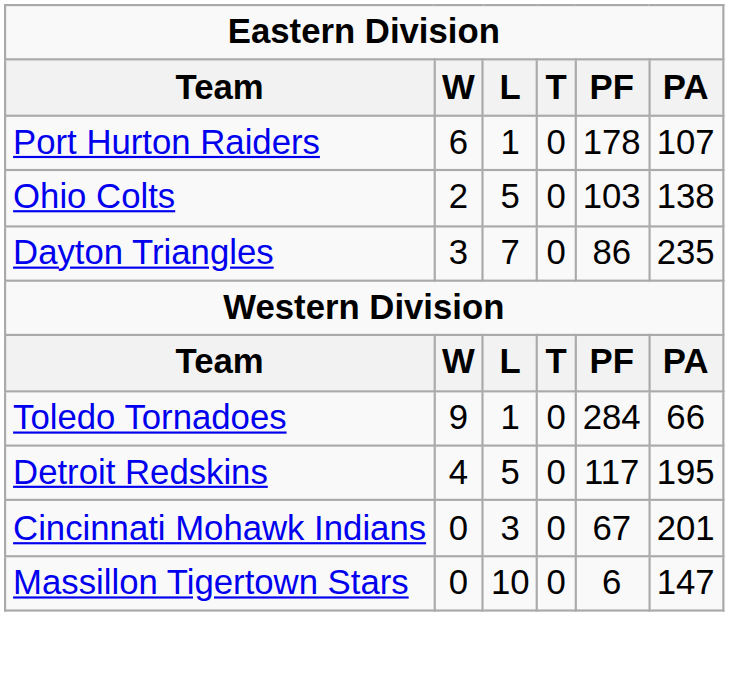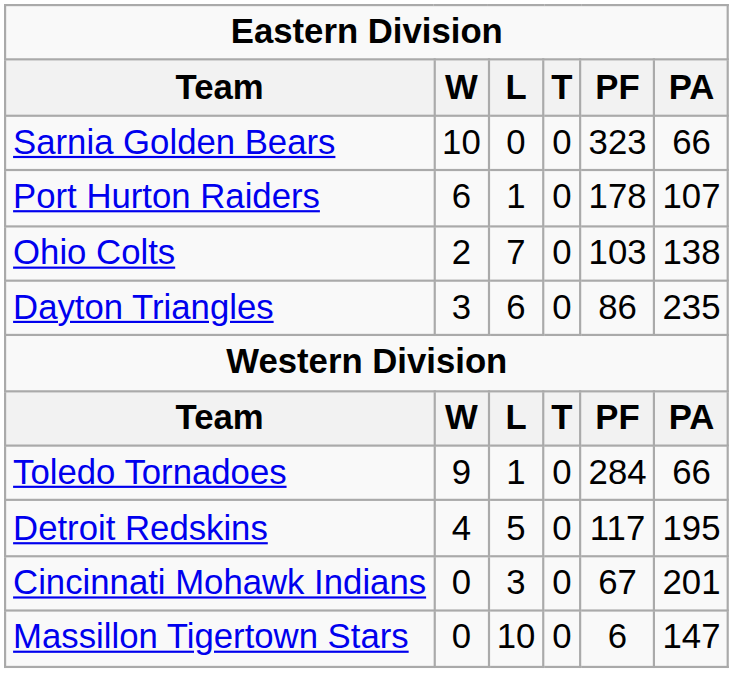+ row: (174, 142)
(510, 197) 5 -> (516, 252) 7
(510, 252) 7 -> (516, 307) 6
